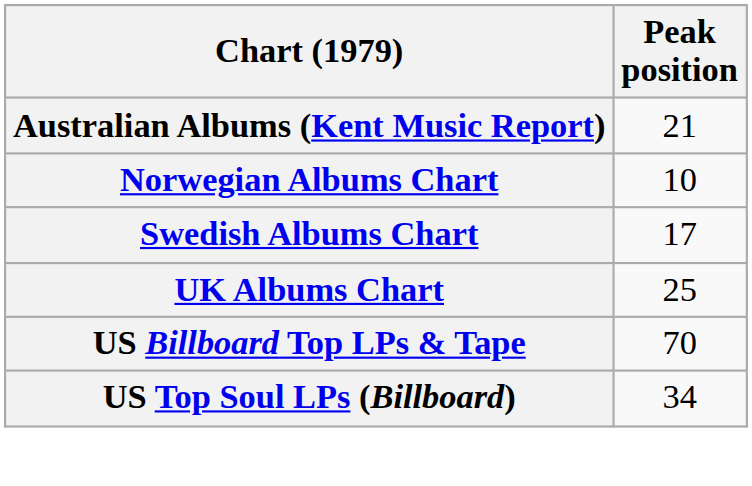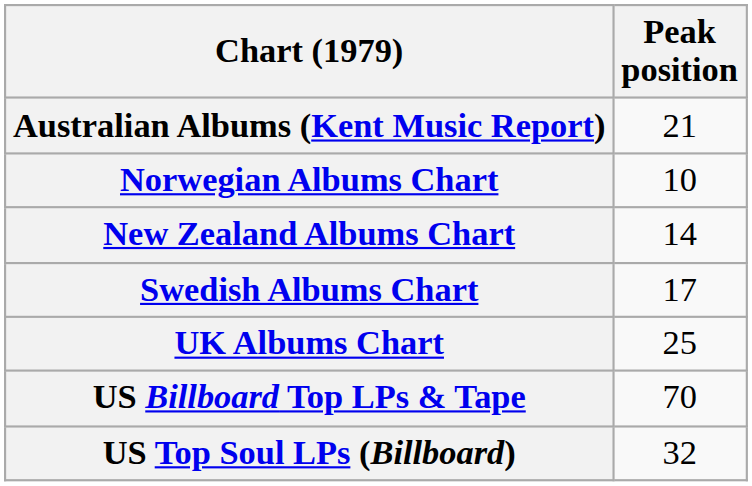+ row: (309, 234)
(680, 397) 34 -> (680, 452) 32
